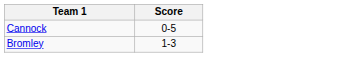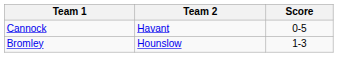+ column: (200, 12)
